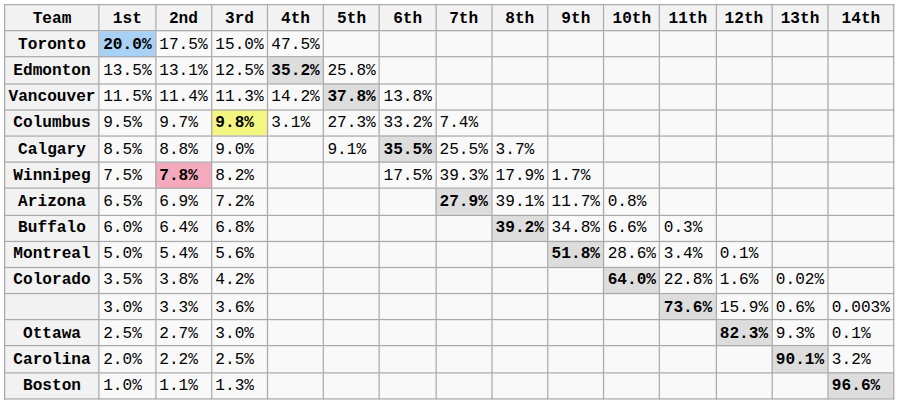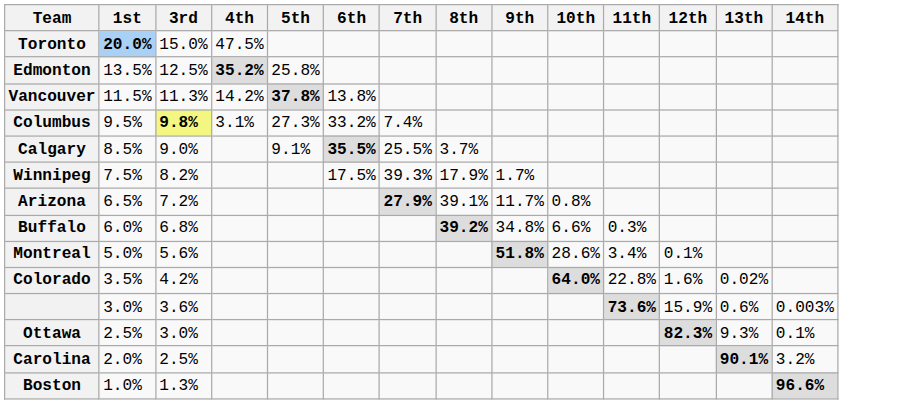- column: (183, 18)
